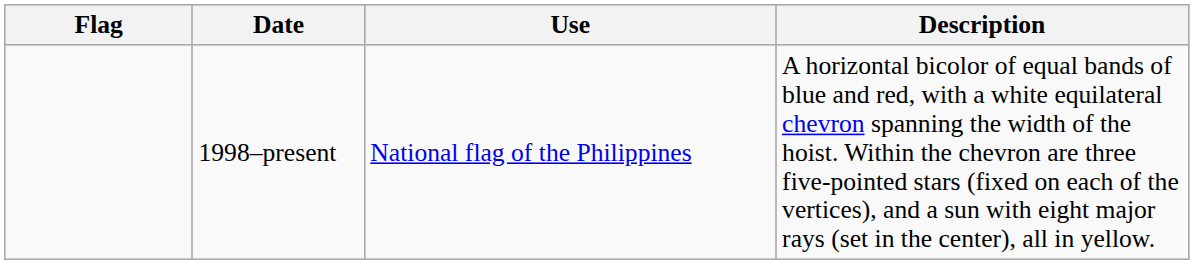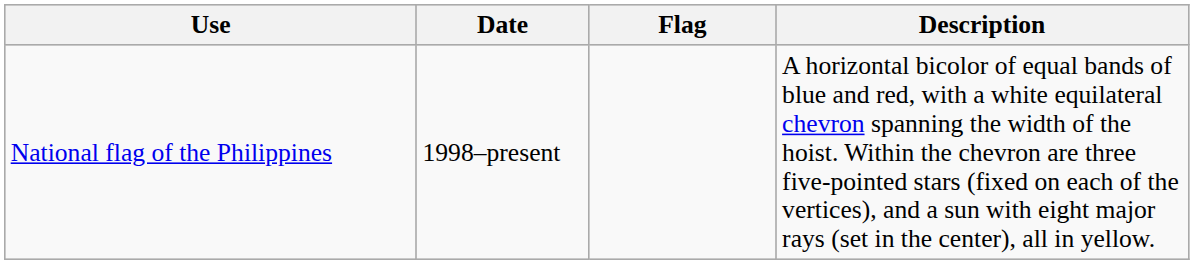columns swapped: (99, 24) <-> (570, 24)
